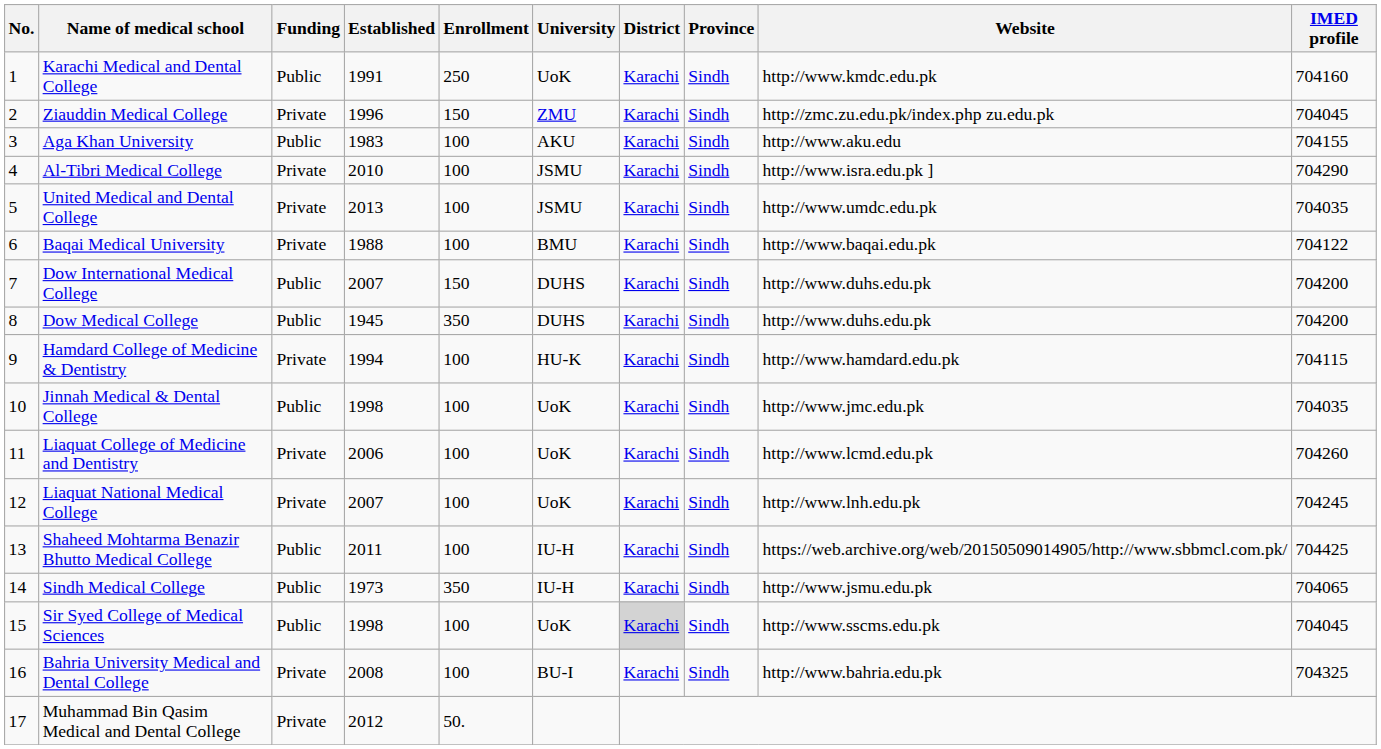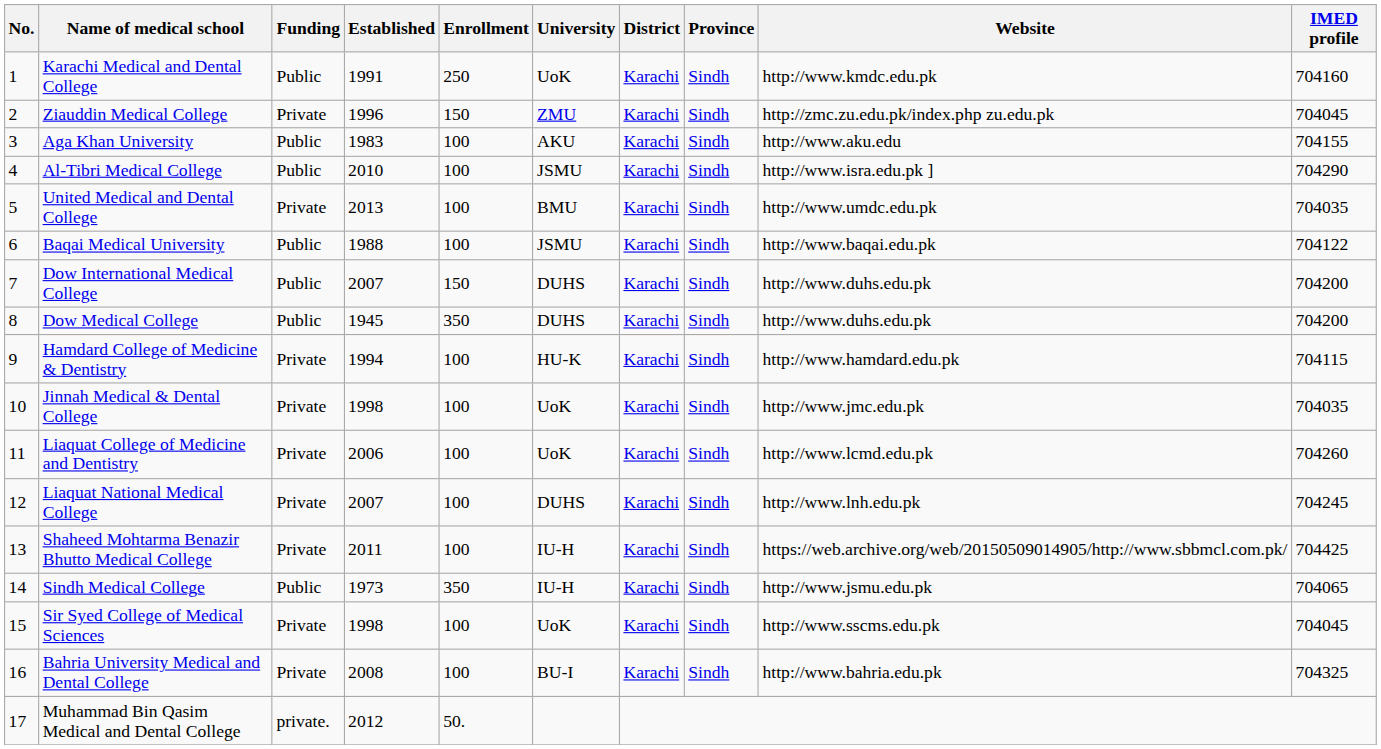(301, 169) Private -> (299, 169) Public
(560, 207) JSMU -> (557, 207) BMU
(301, 245) Private -> (299, 245) Public
(557, 245) BMU -> (560, 245) JSMU
(299, 406) Public -> (301, 406) Private
(554, 501) UoK -> (561, 501) DUHS
(299, 549) Public -> (301, 549) Private
(299, 625) Public -> (301, 625) Private
(651, 625) lightgrey background -> (651, 625) no background
(301, 720) Private -> (303, 720) private.
